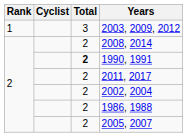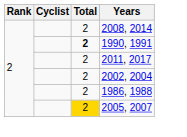- row: (141, 28)
(85, 124) no background -> (85, 108) gold background
